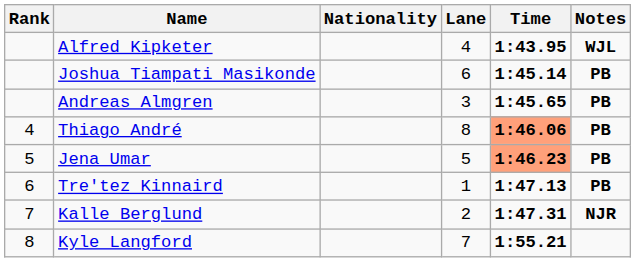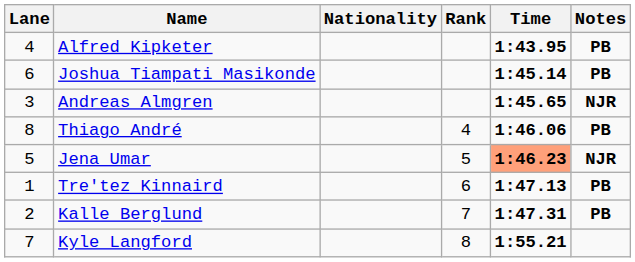columns swapped: (29, 19) <-> (466, 19)
(601, 47) WJL -> (601, 47) PB
(601, 103) PB -> (601, 103) NJR
(531, 131) lightsalmon background -> (531, 131) no background
(601, 158) PB -> (601, 158) NJR
(601, 214) NJR -> (601, 214) PB
